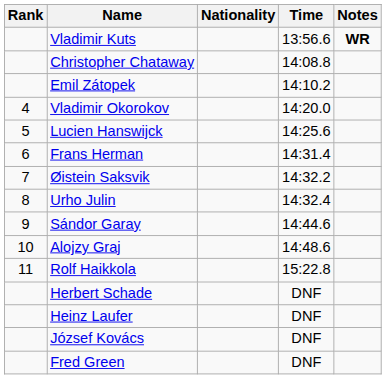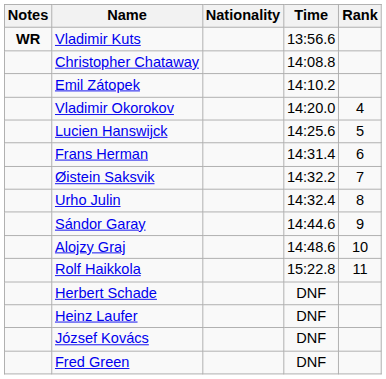columns swapped: (26, 16) <-> (358, 16)
